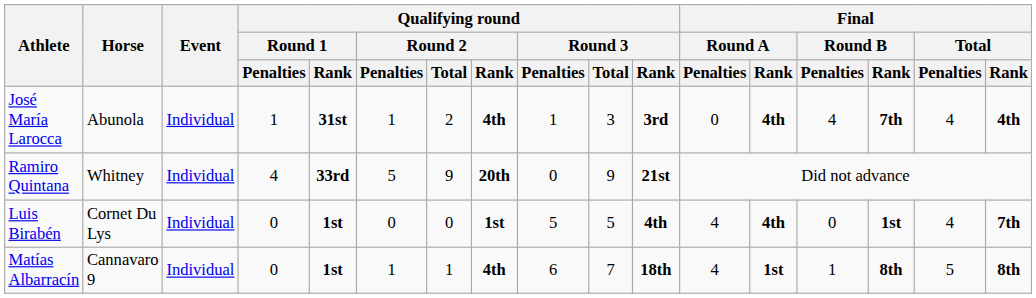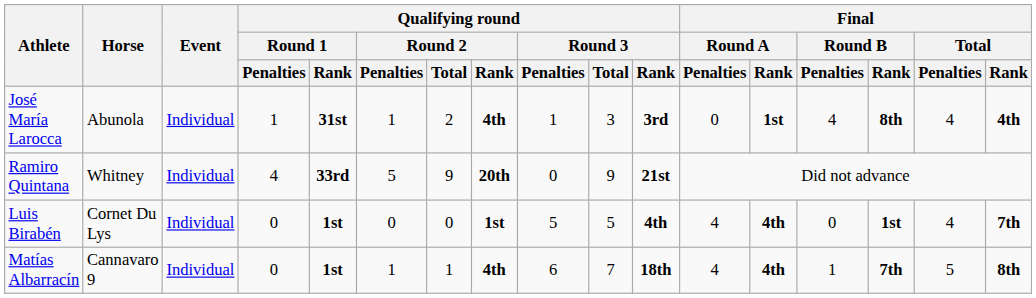(773, 120) 4th -> (773, 120) 1st
(891, 120) 7th -> (891, 120) 8th
(773, 270) 1st -> (773, 270) 4th
(891, 270) 8th -> (891, 270) 7th
